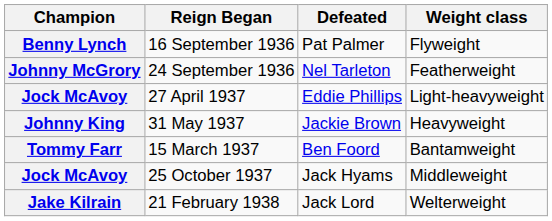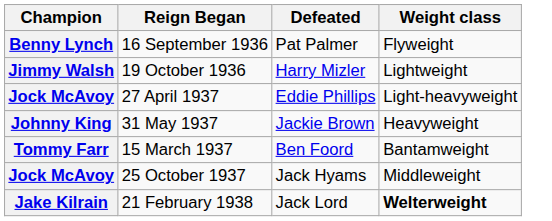- row: (221, 70)
+ row: (184, 70)
(458, 202) normal -> (435, 202) bold
